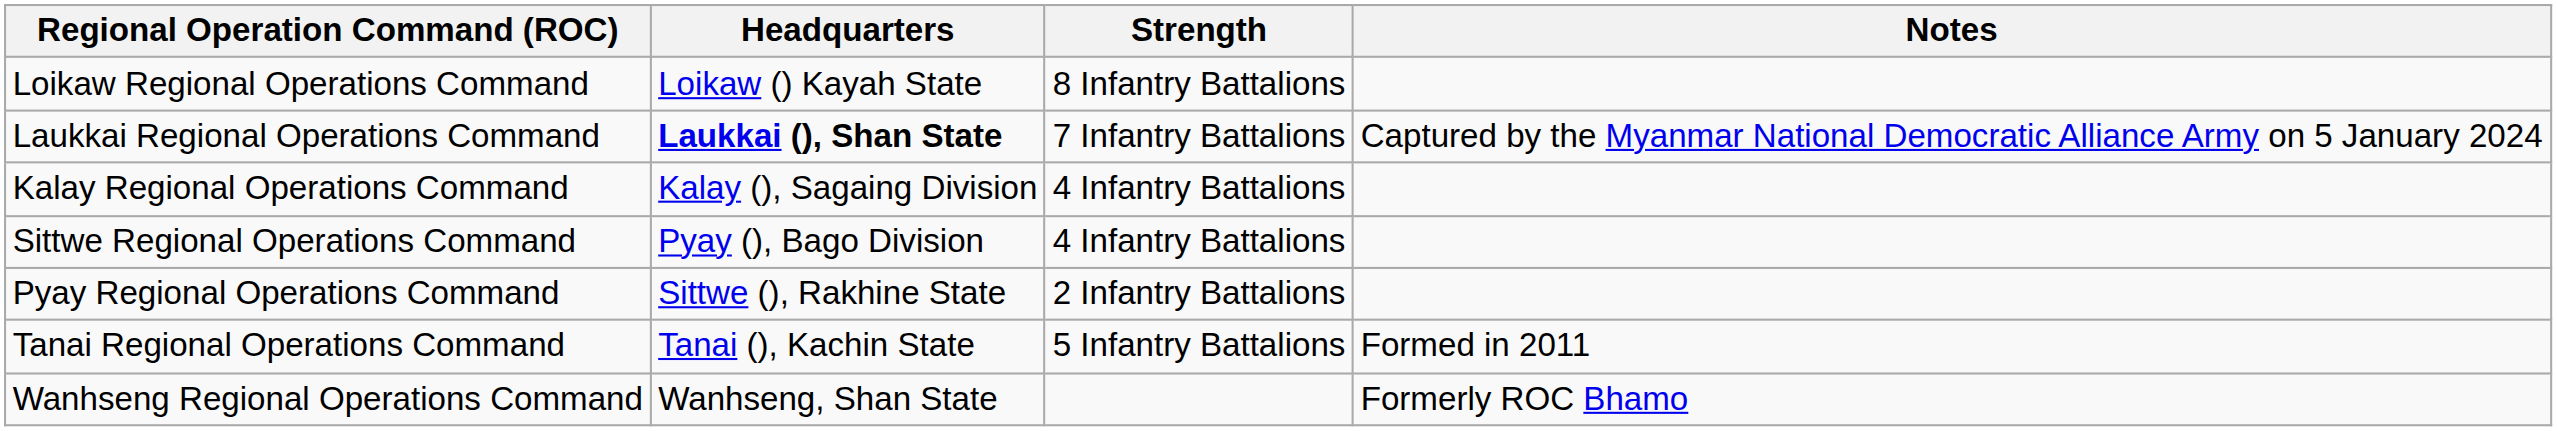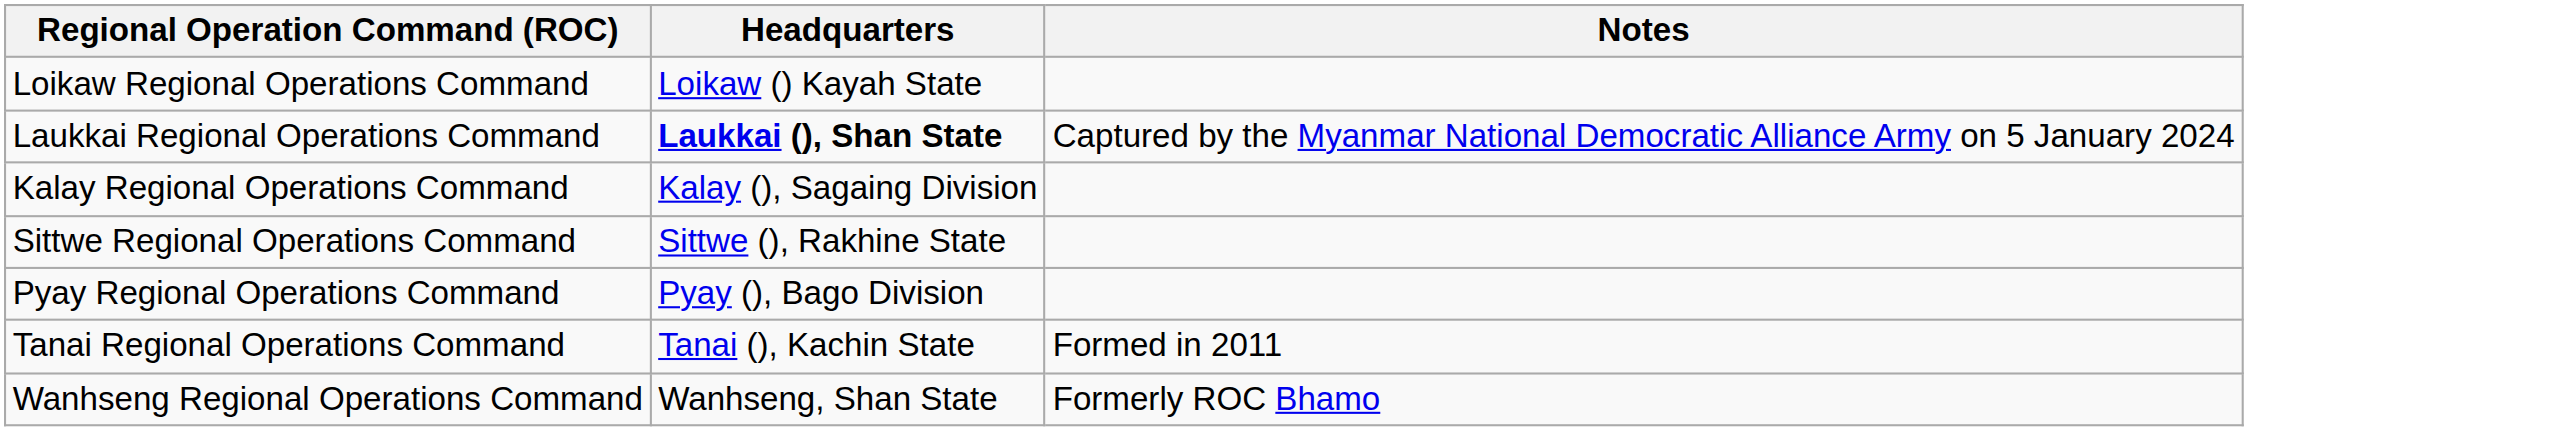- column: (1199, 30)
(821, 240) Pyay (), Bago Division -> (832, 240) Sittwe (), Rakhine State
(832, 293) Sittwe (), Rakhine State -> (821, 293) Pyay (), Bago Division
